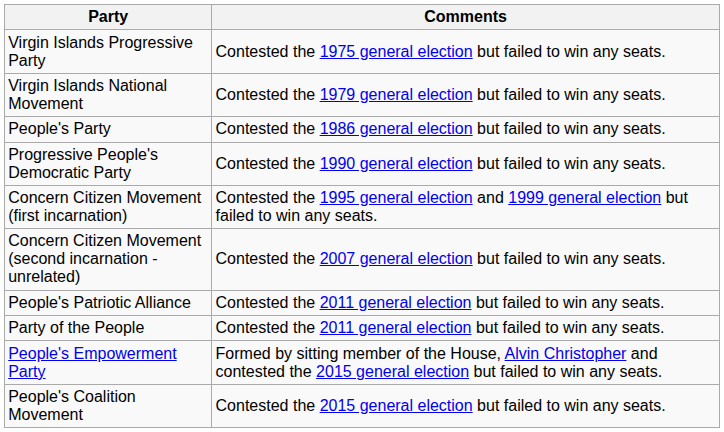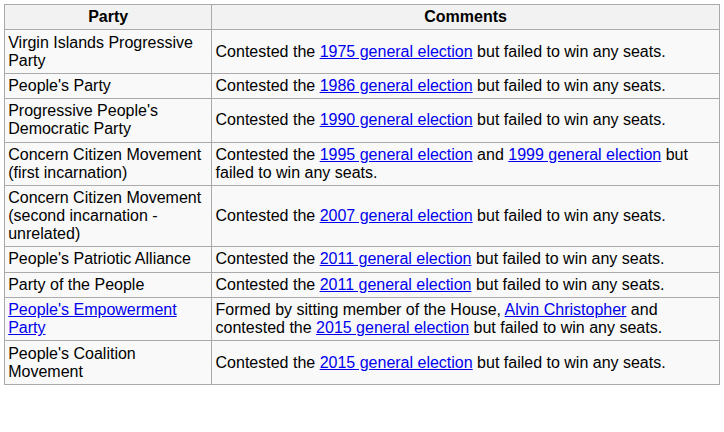- row: (88, 94)
